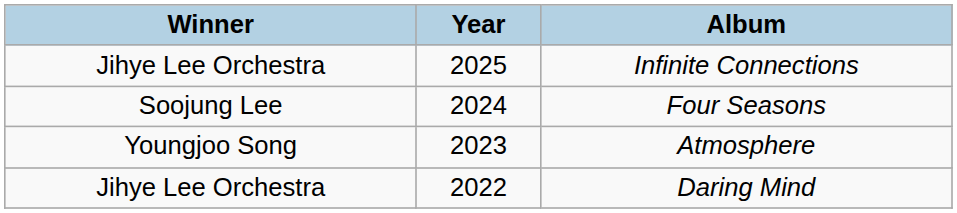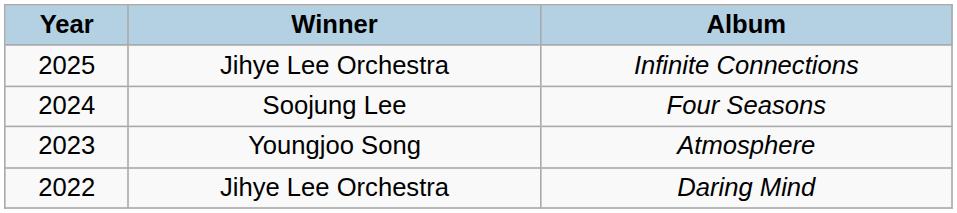columns swapped: (479, 24) <-> (211, 24)
